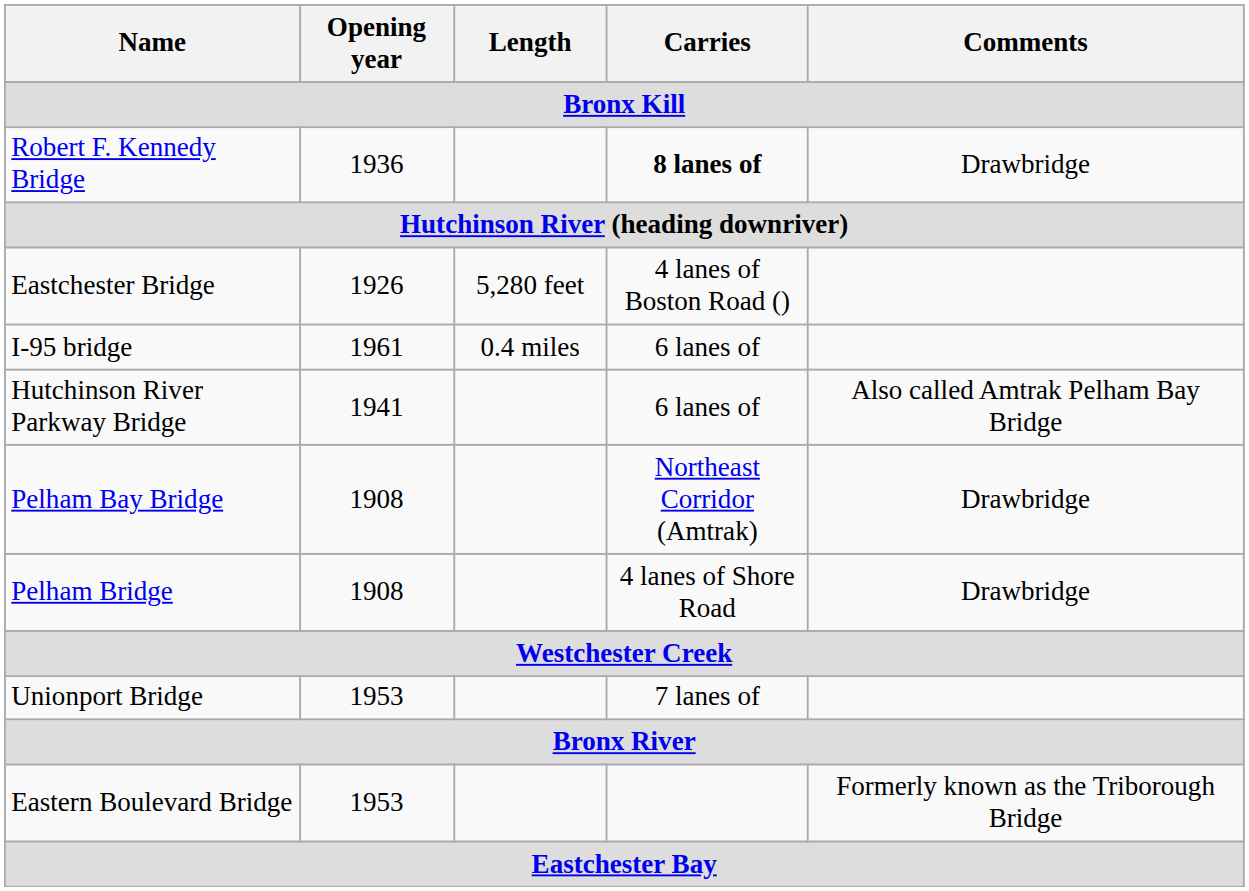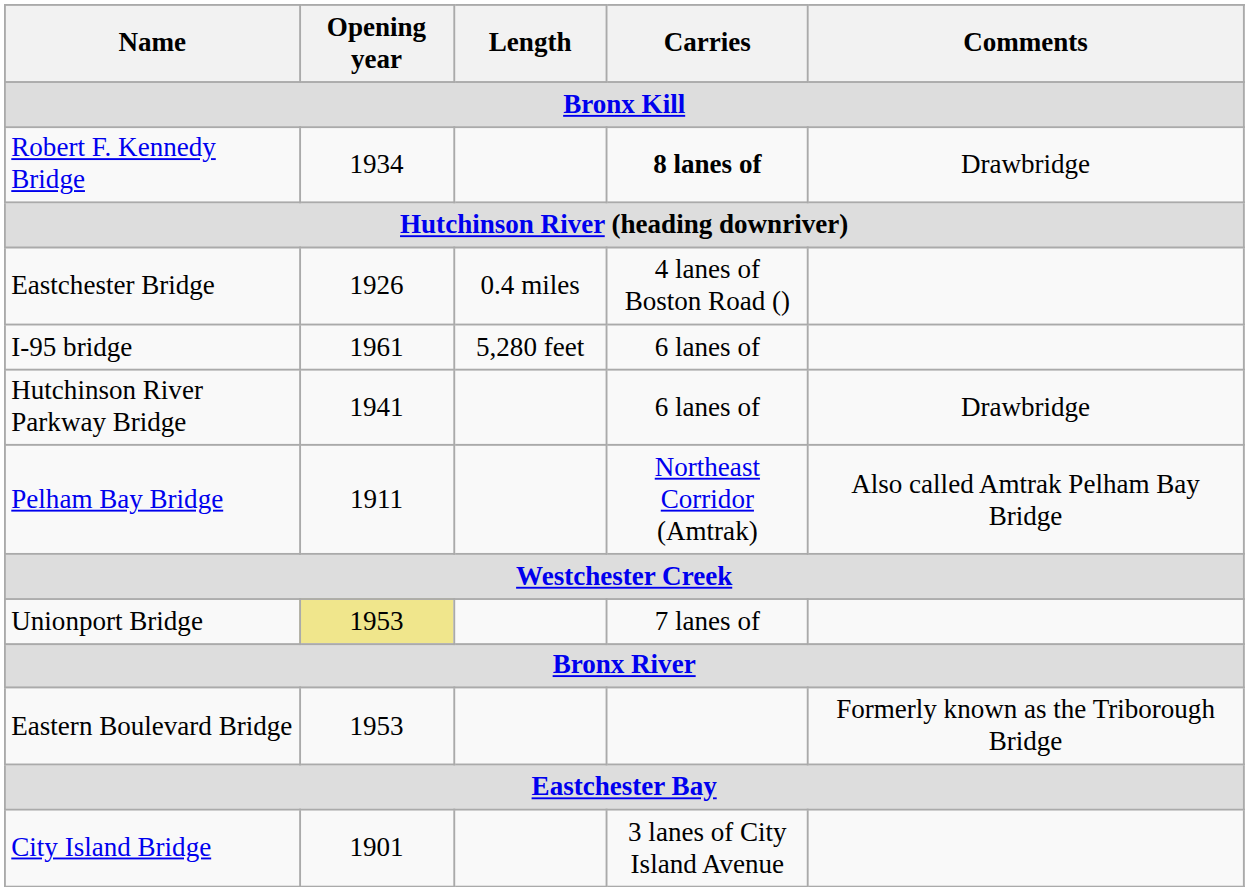(376, 164) 1936 -> (376, 164) 1934
(530, 285) 5,280 feet -> (530, 285) 0.4 miles
(530, 346) 0.4 miles -> (530, 346) 5,280 feet
(1026, 406) Also called Amtrak Pelham Bay Bridge -> (1026, 406) Drawbridge
(376, 499) 1908 -> (376, 499) 1911
(1026, 499) Drawbridge -> (1026, 499) Also called Amtrak Pelham Bay Bridge
- row: (92, 592)
(376, 697) no background -> (376, 620) khaki background
+ row: (111, 847)
